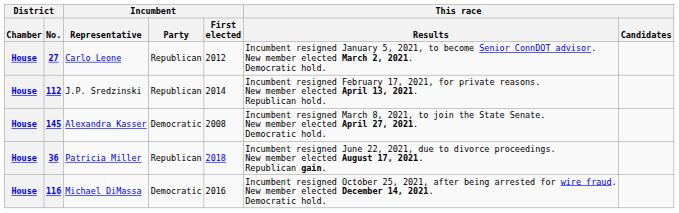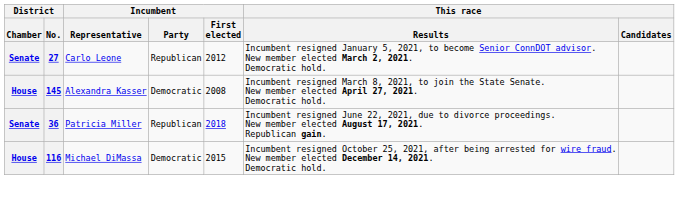(24, 58) House -> (24, 58) Senate
- row: (54, 92)
(24, 158) House -> (24, 125) Senate
(216, 191) 2016 -> (216, 158) 2015
